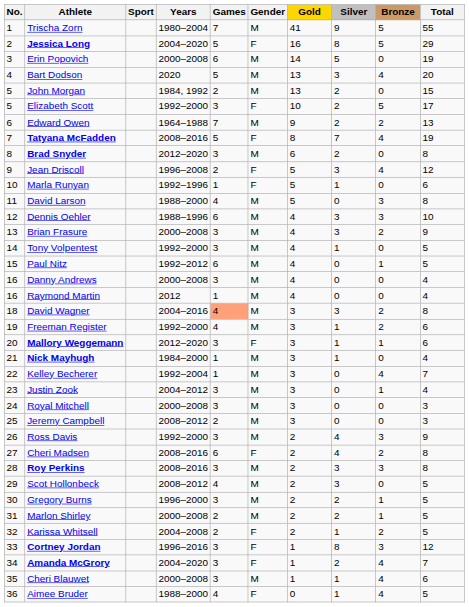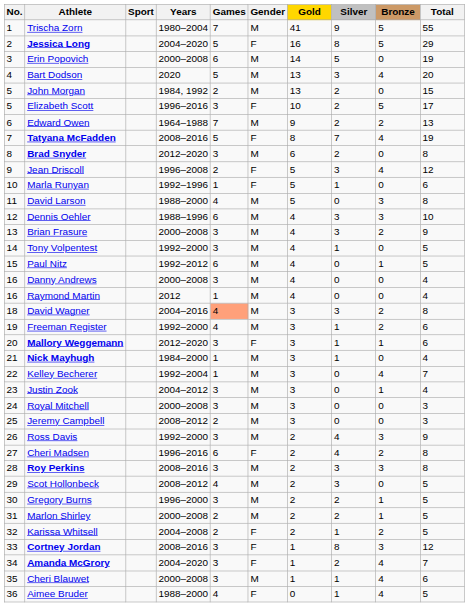(183, 106) 1992–2000 -> (183, 106) 1996–2016
(183, 452) 2008–2016 -> (183, 452) 1996–2016
(183, 547) 1996–2016 -> (183, 547) 2008–2016
